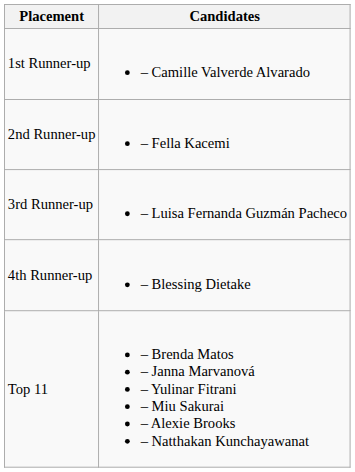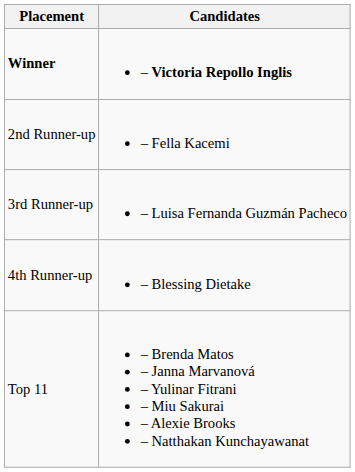+ row: (32, 63)
- row: (49, 63)
